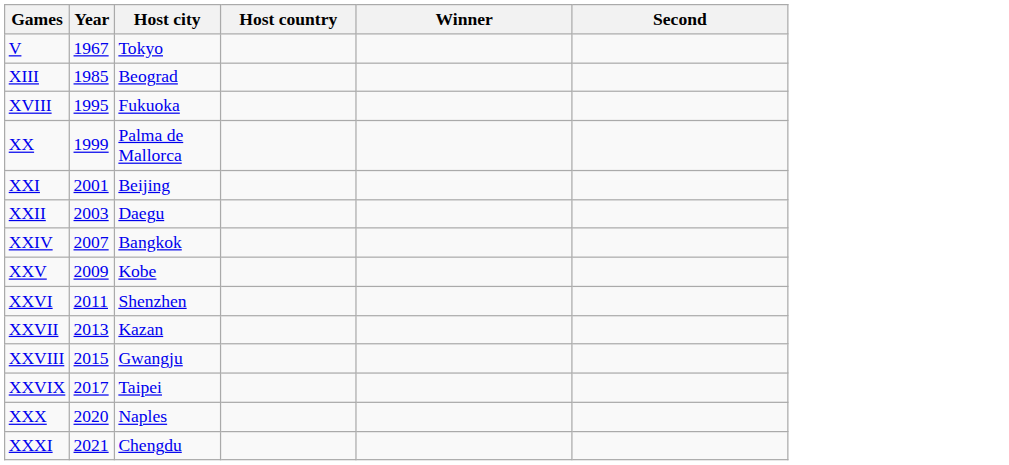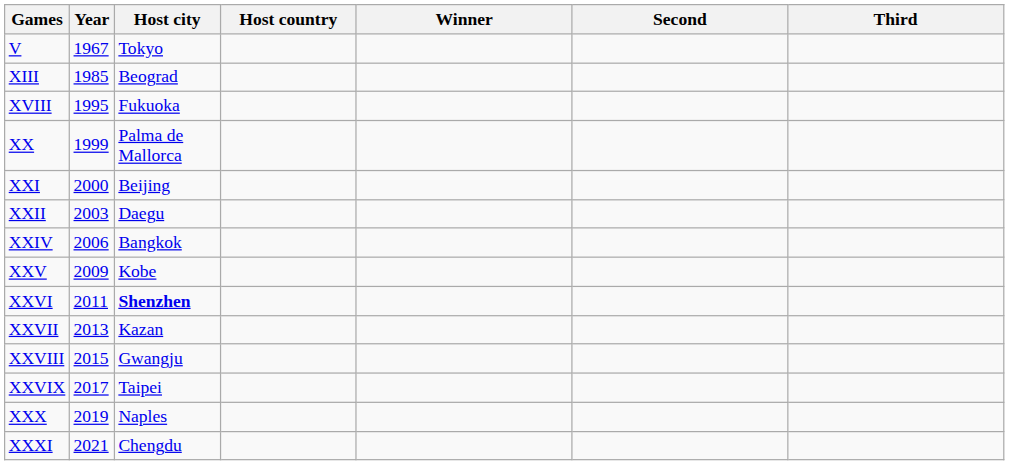+ column: (896, 19)
(91, 184) 2001 -> (91, 184) 2000
(91, 242) 2007 -> (91, 242) 2006
(153, 300) normal -> (154, 300) bold
(91, 416) 2020 -> (91, 416) 2019
